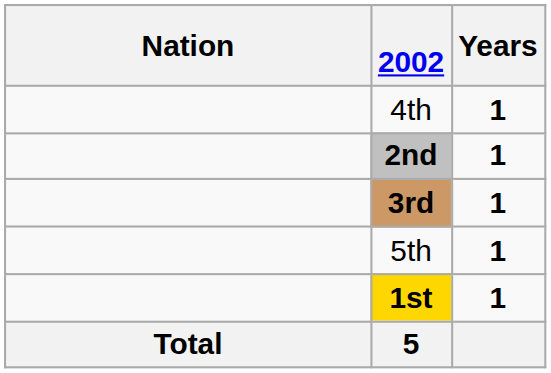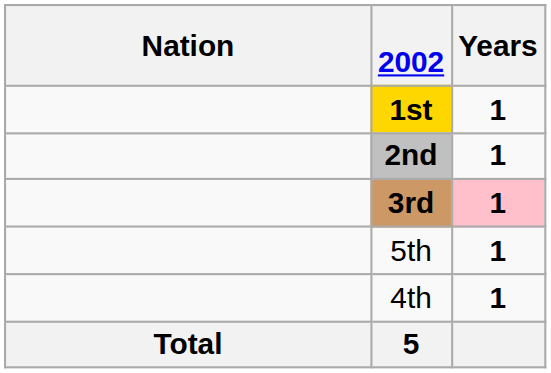rows swapped: (411, 298) <-> (411, 109)
(498, 203) no background -> (498, 203) pink background
